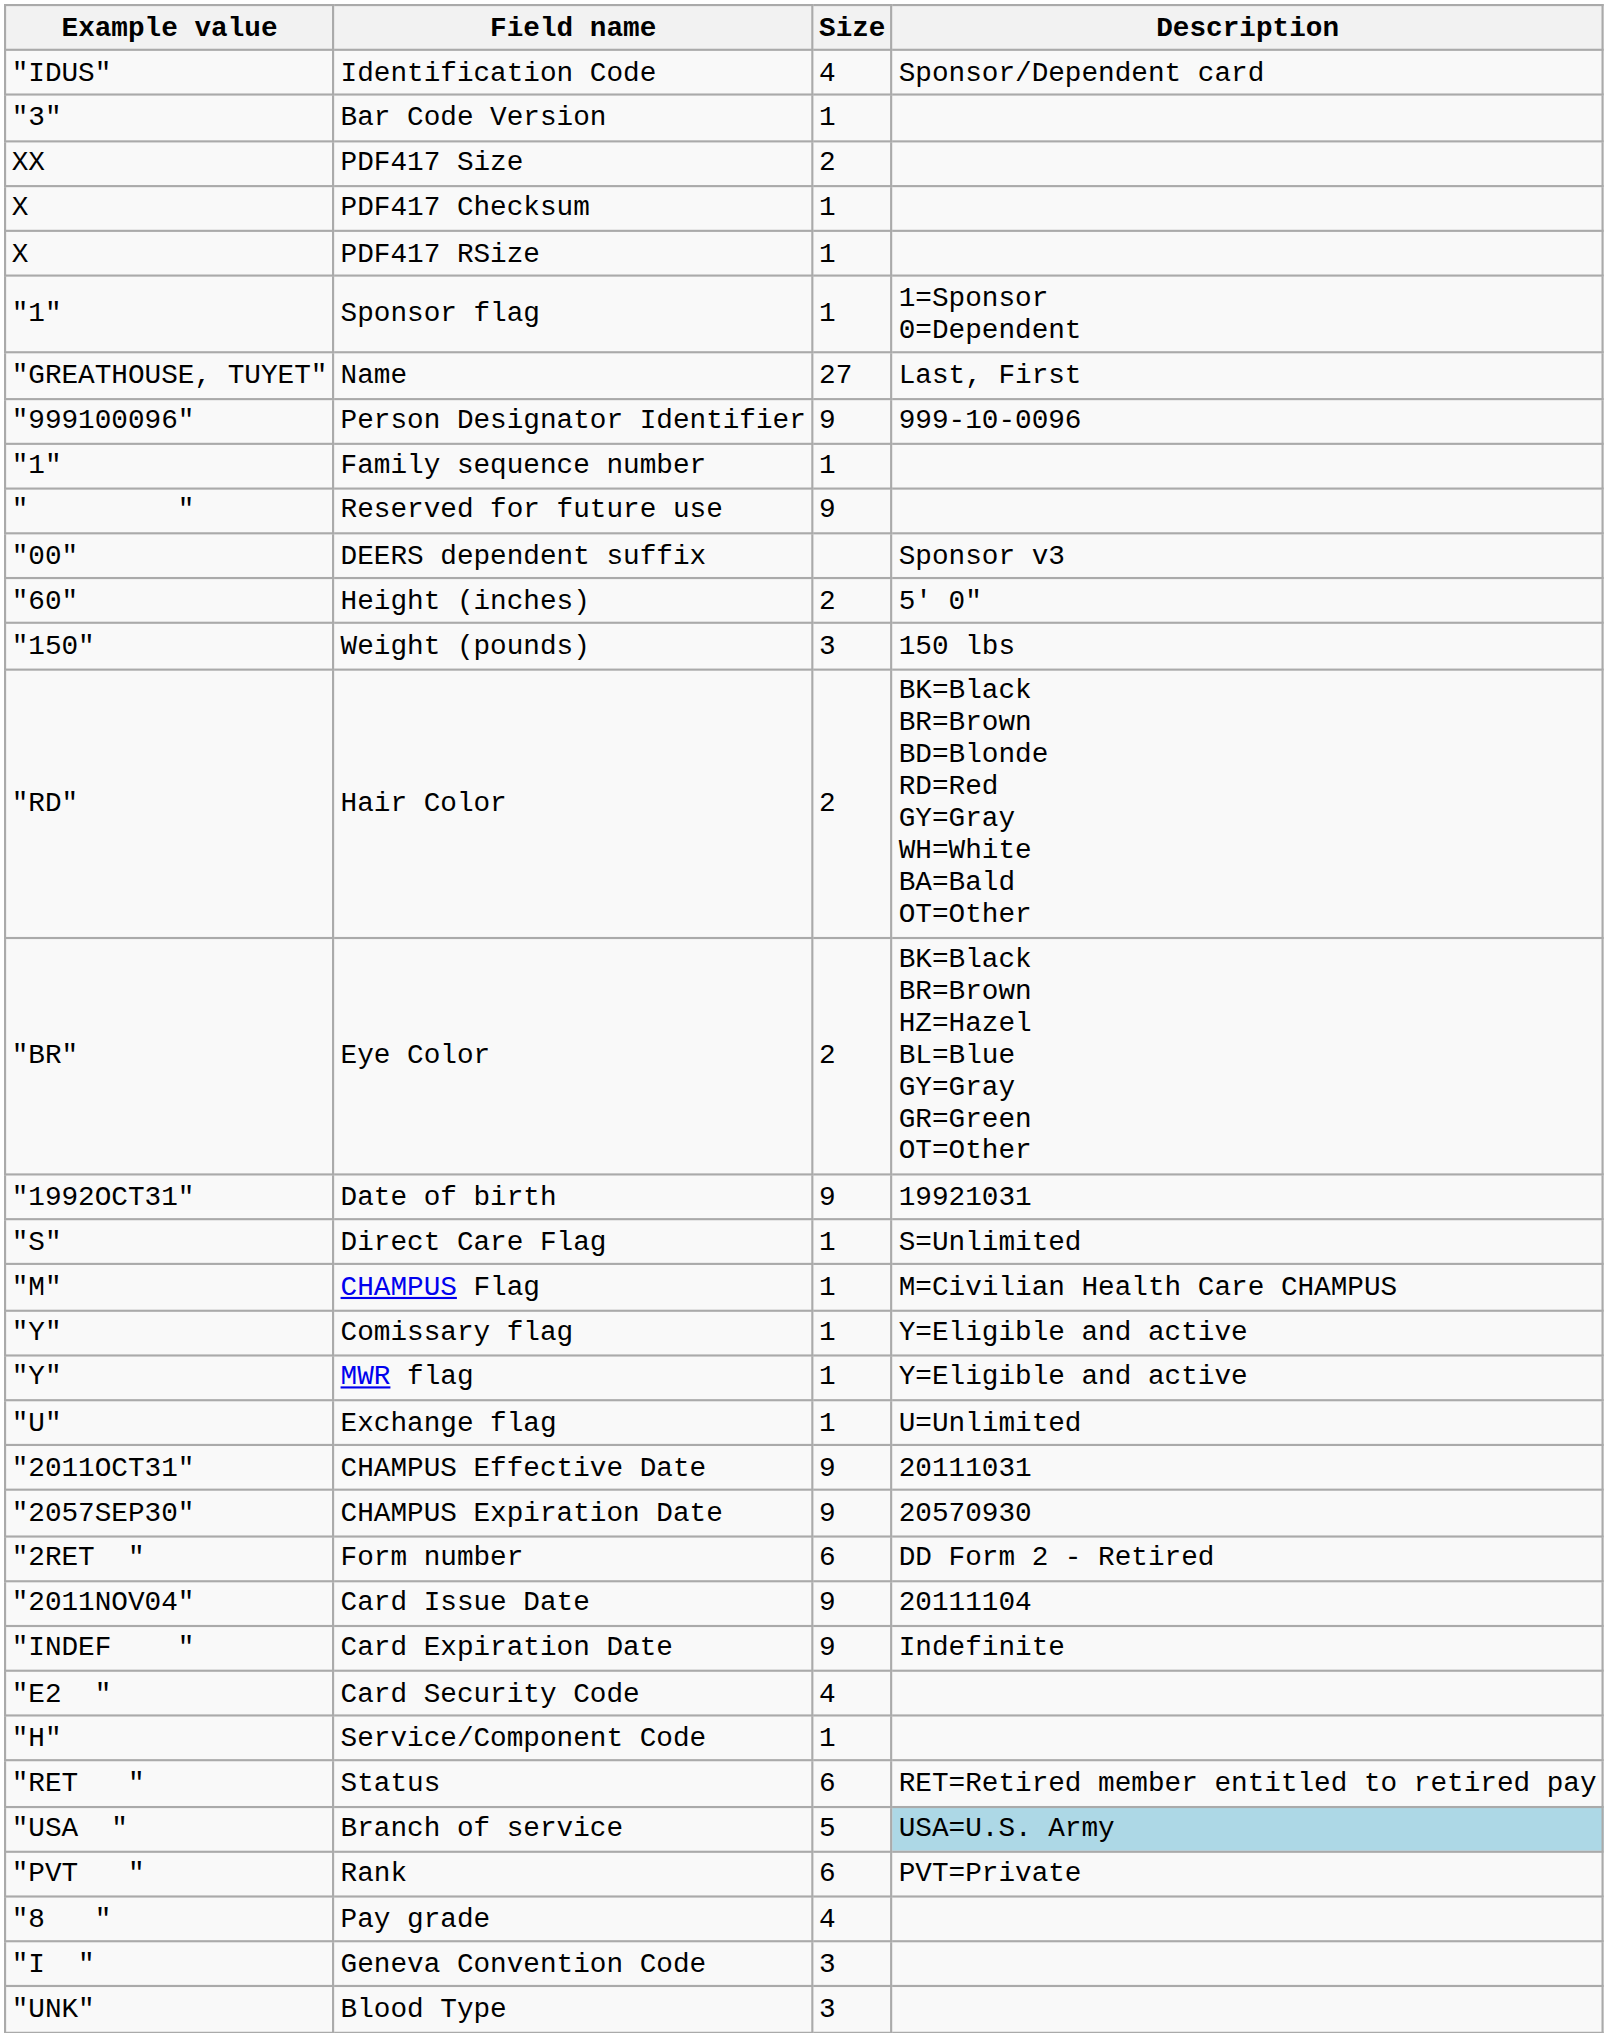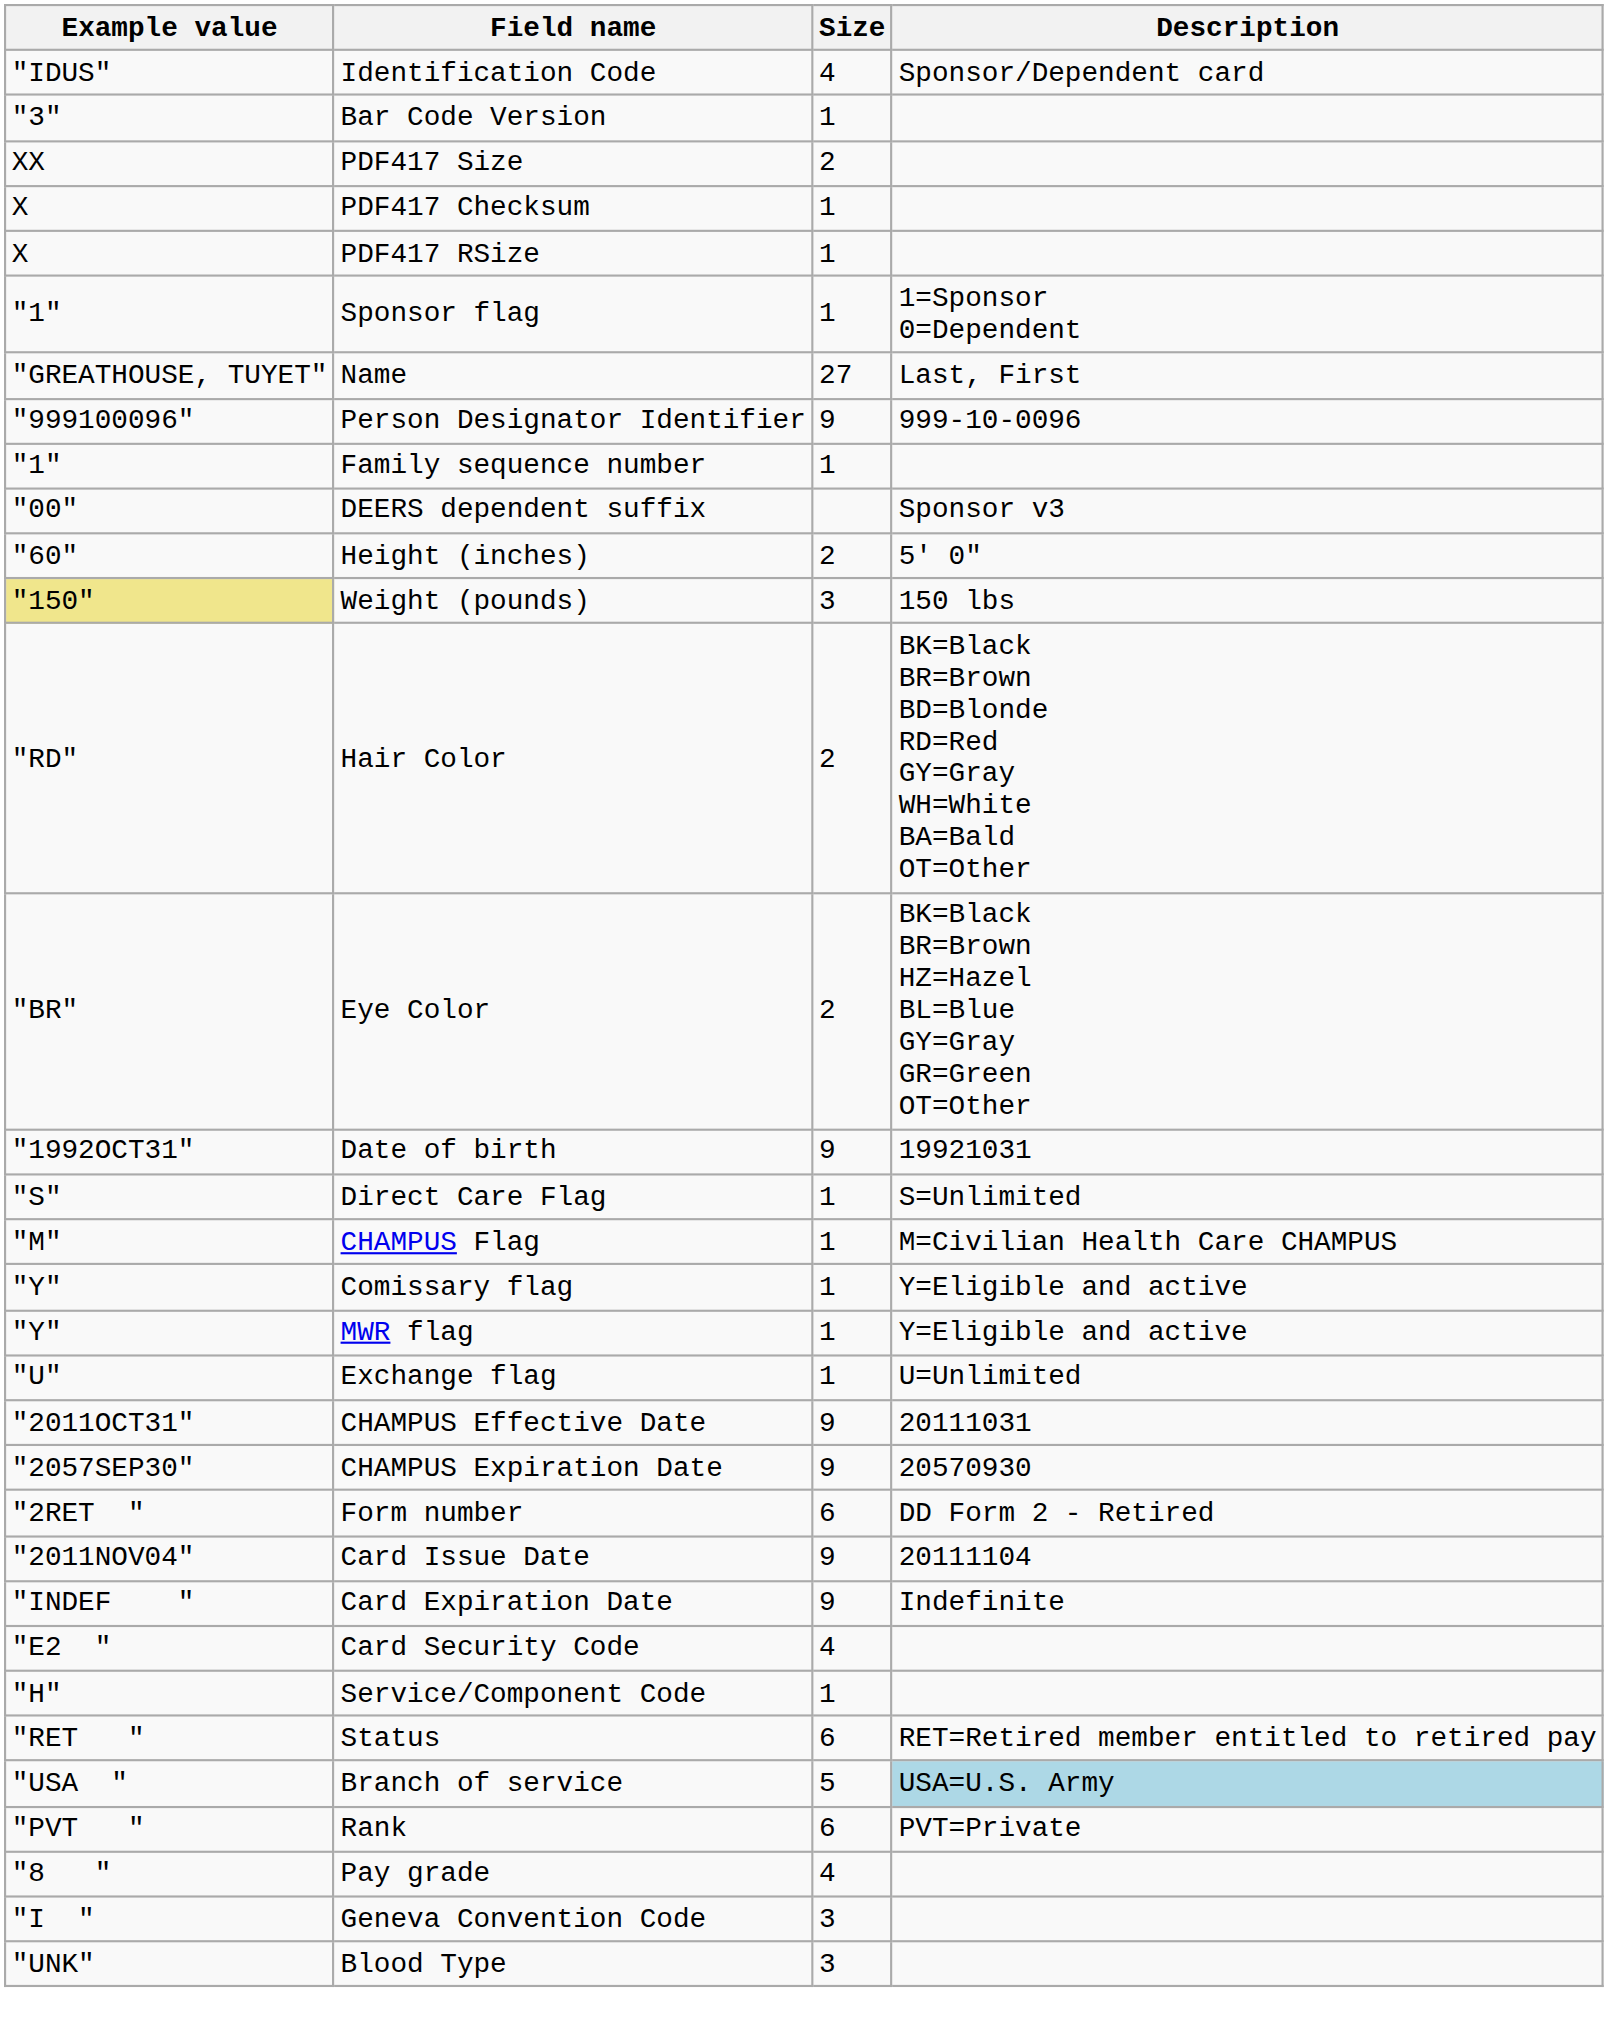- row: (532, 511)
(53, 646) no background -> (53, 601) khaki background
